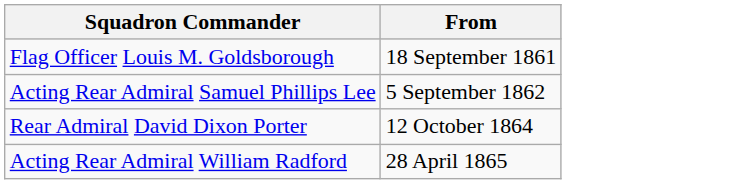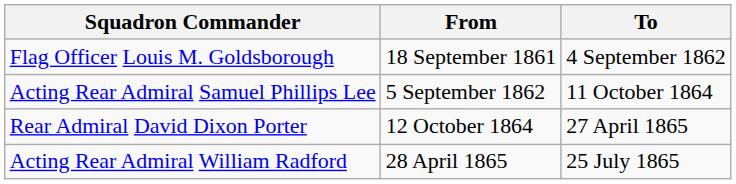+ column: (646, 21)
